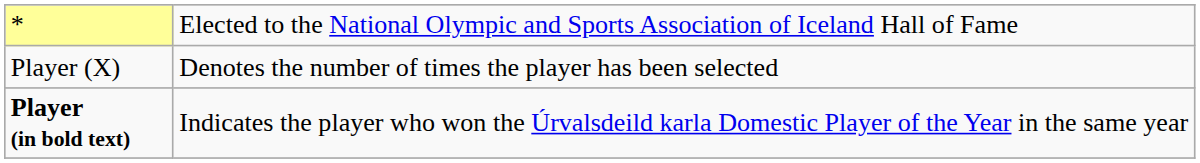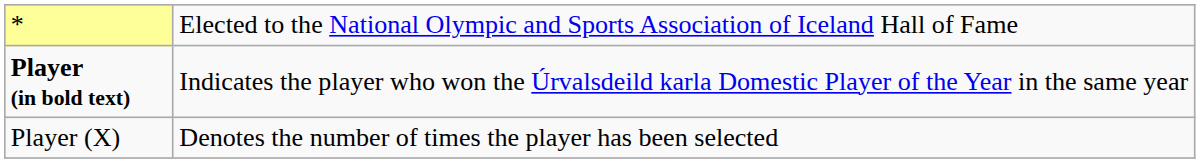rows swapped: (66, 66) <-> (71, 122)
